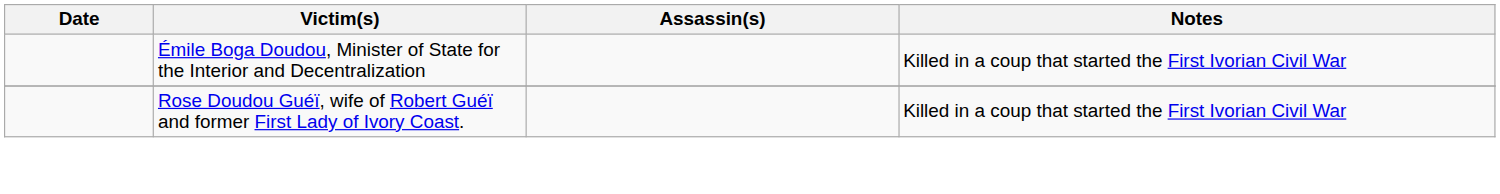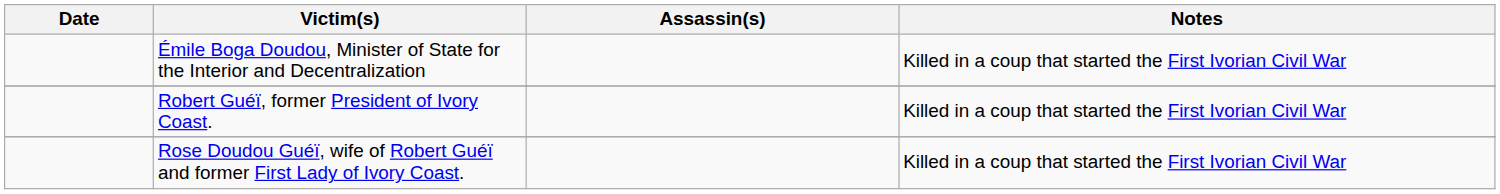+ row: (318, 111)
